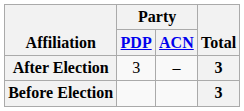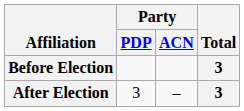rows swapped: (61, 93) <-> (61, 67)
